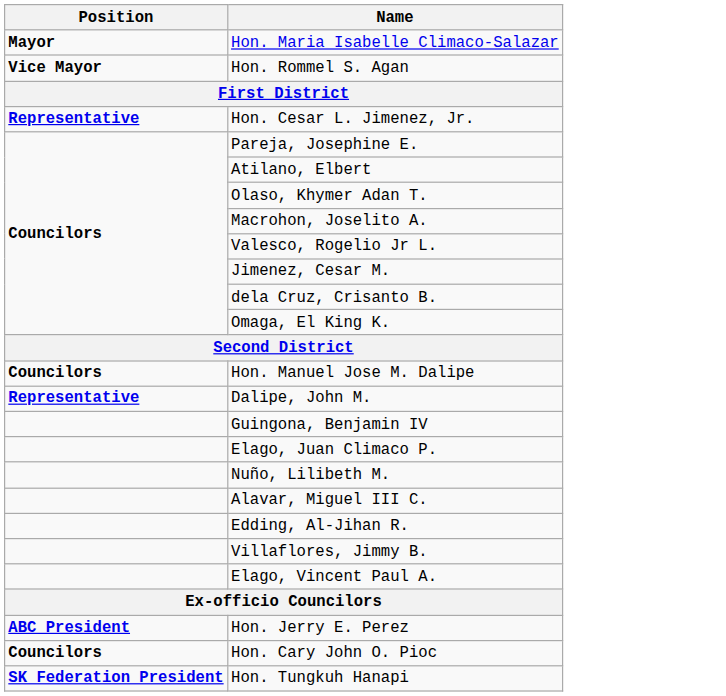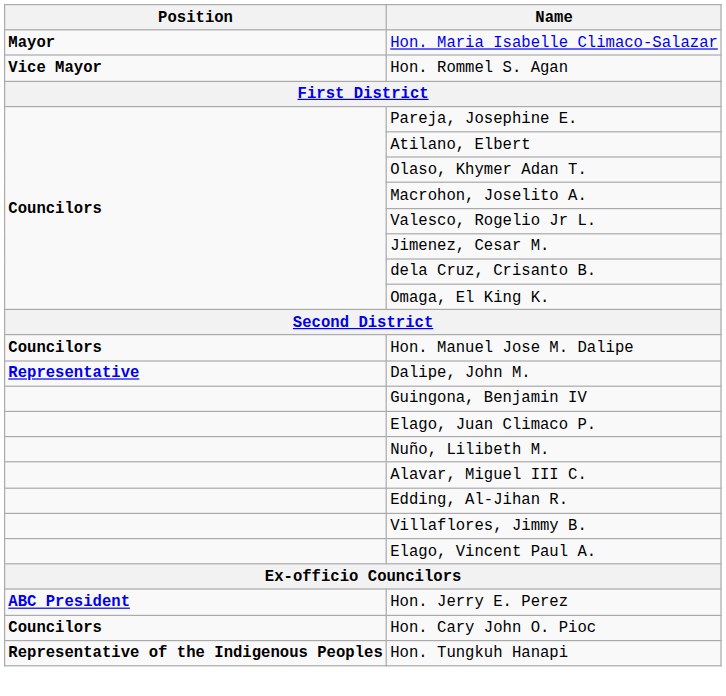- row: (353, 119)
(116, 678) SK Federation President -> (196, 653) Representative of the Indigenous Peoples
